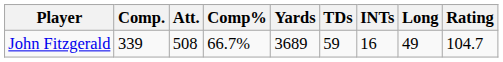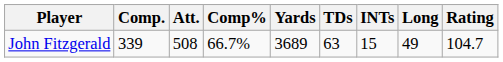(331, 43) 59 -> (331, 43) 63
(368, 43) 16 -> (368, 43) 15
